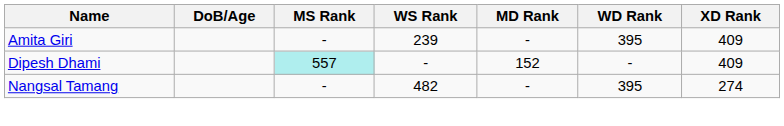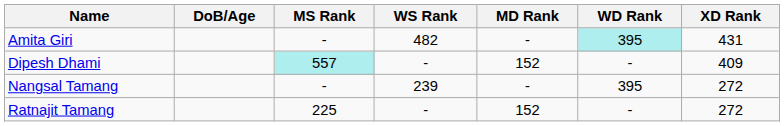(426, 40) 239 -> (426, 40) 482
(630, 40) no background -> (630, 40) paleturquoise background
(731, 40) 409 -> (731, 40) 431
(426, 86) 482 -> (426, 86) 239
(731, 86) 274 -> (731, 86) 272
+ row: (61, 110)
